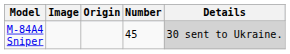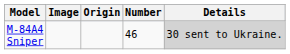(131, 35) 45 -> (131, 35) 46
